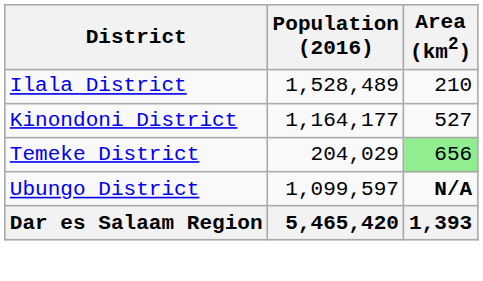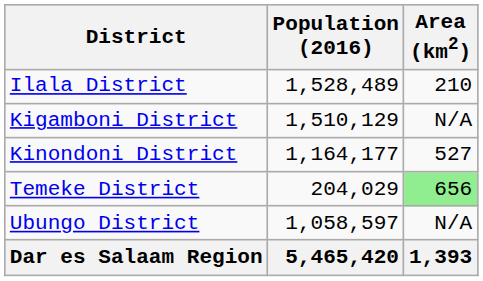+ row: (124, 120)
(342, 189) 1,099,597 -> (342, 223) 1,058,597
(453, 189) bold -> (453, 223) normal
